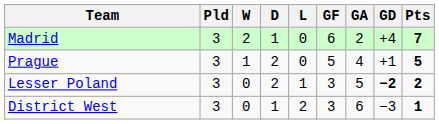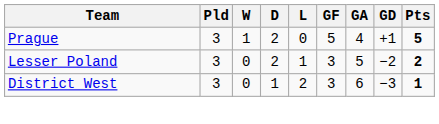- row: (33, 39)
(388, 85) bold -> (388, 62) normal
